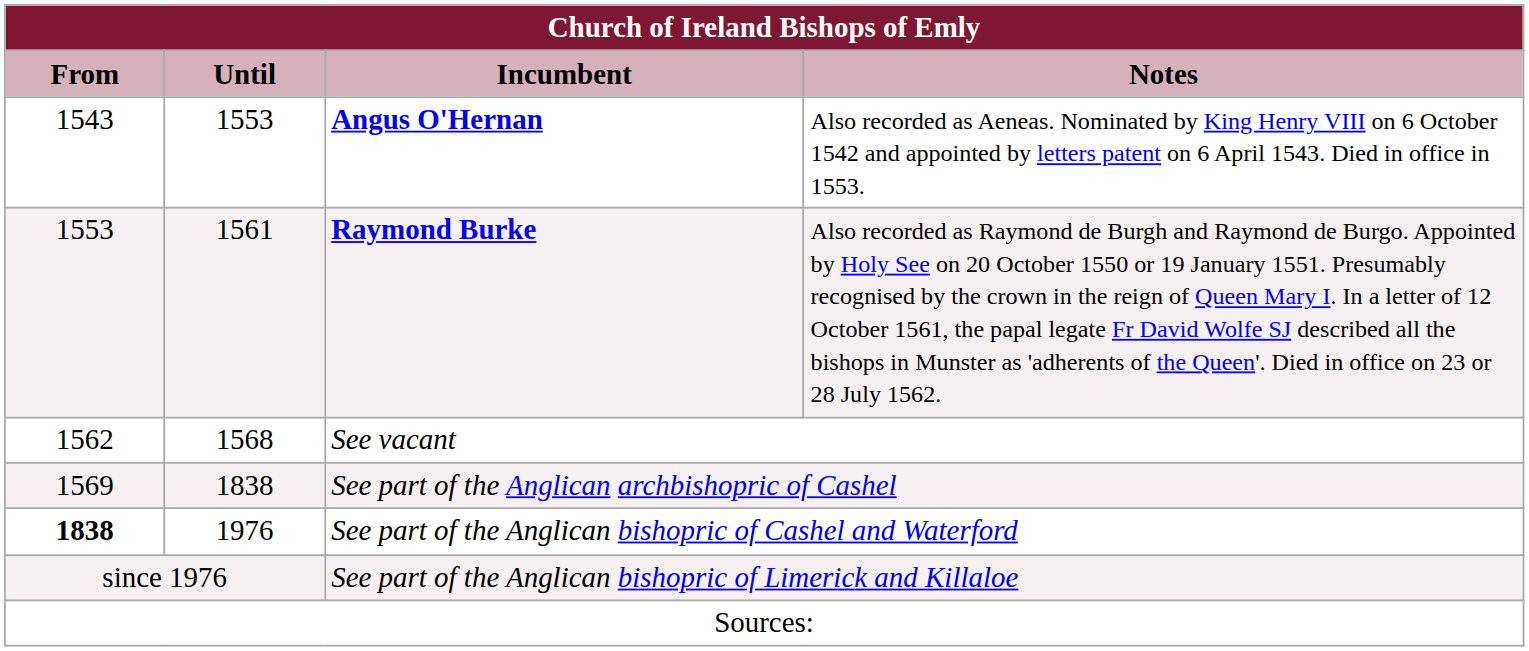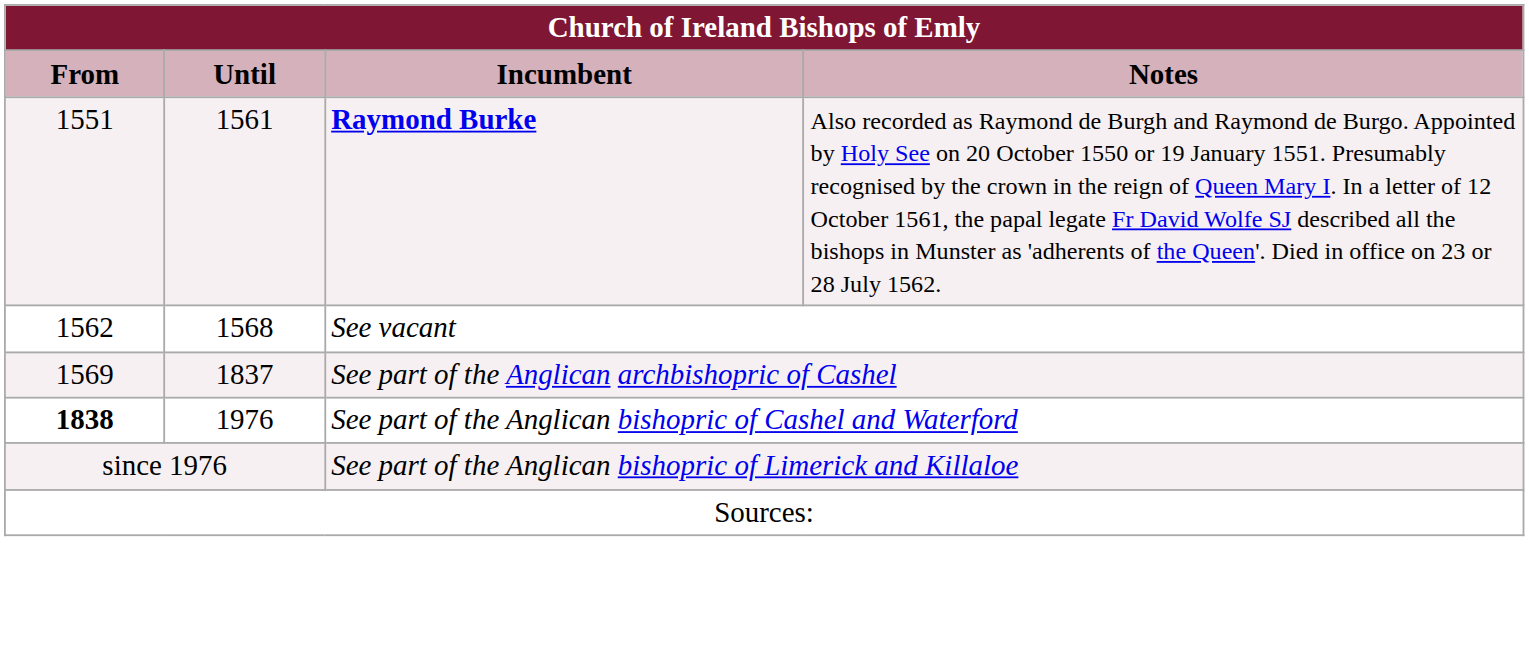- row: (437, 119)
(85, 230) 1553 -> (85, 119) 1551
(245, 485) 1838 -> (245, 374) 1837
